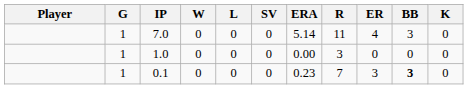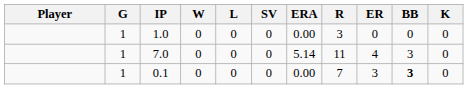rows swapped: (161, 34) <-> (161, 53)
(304, 73) 0.23 -> (304, 73) 0.00
